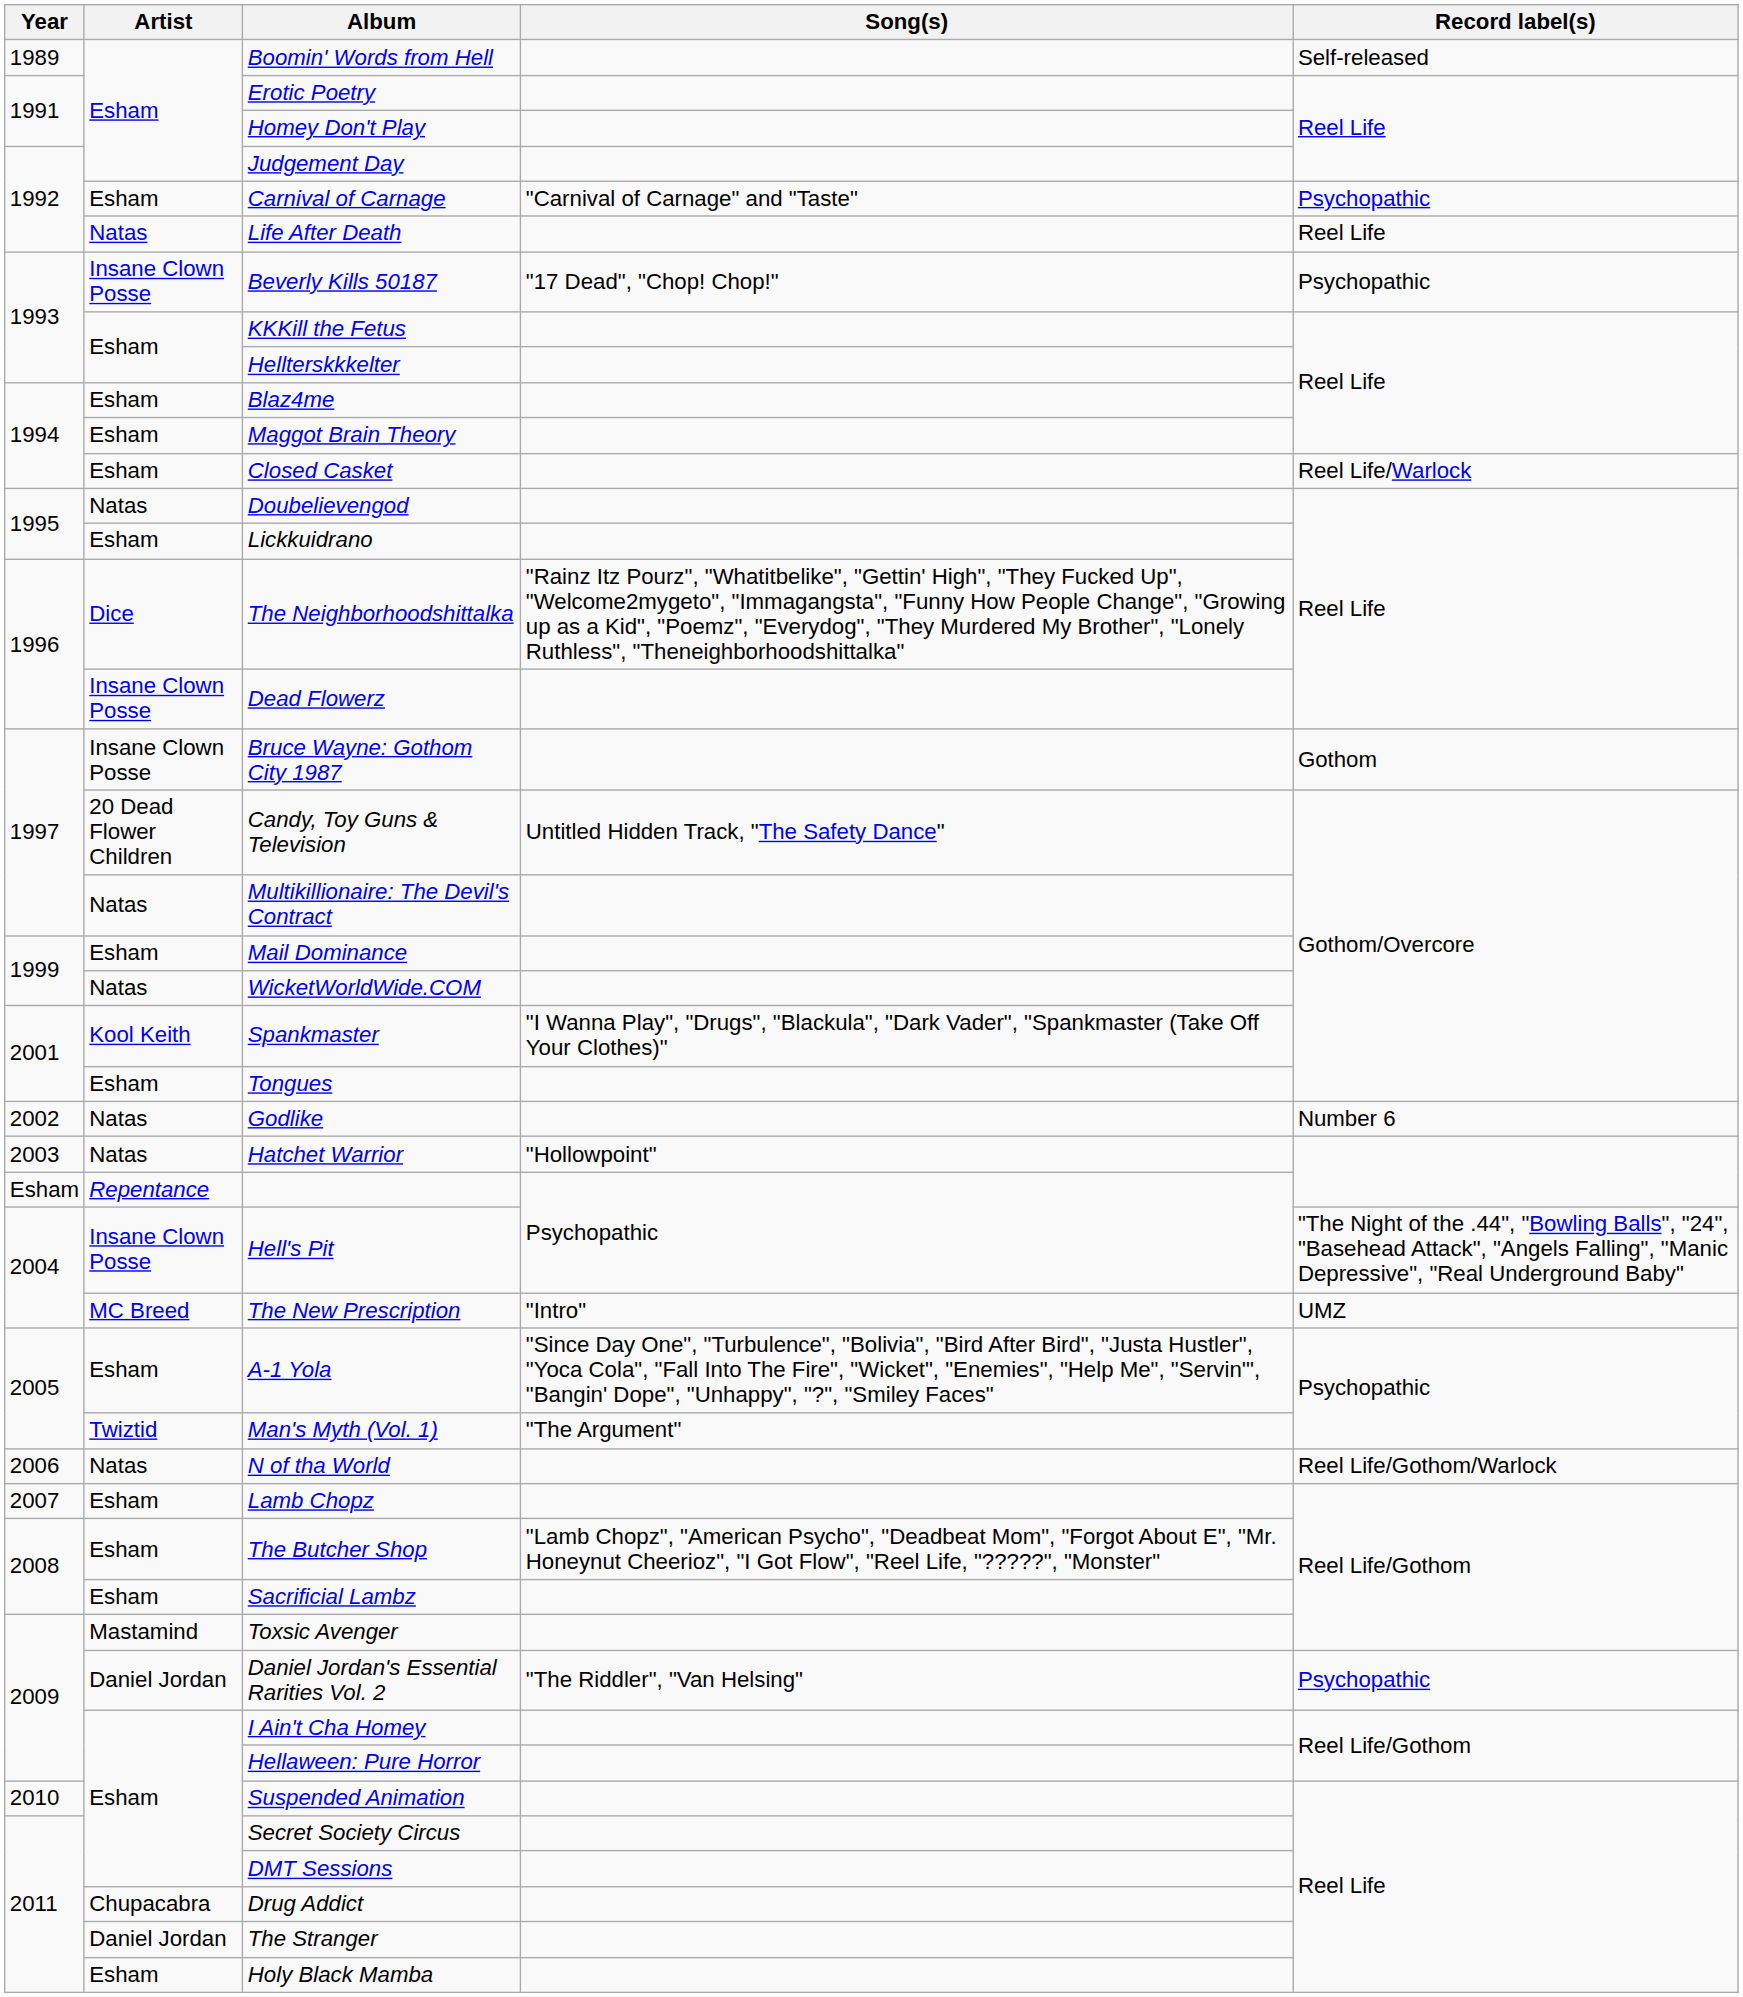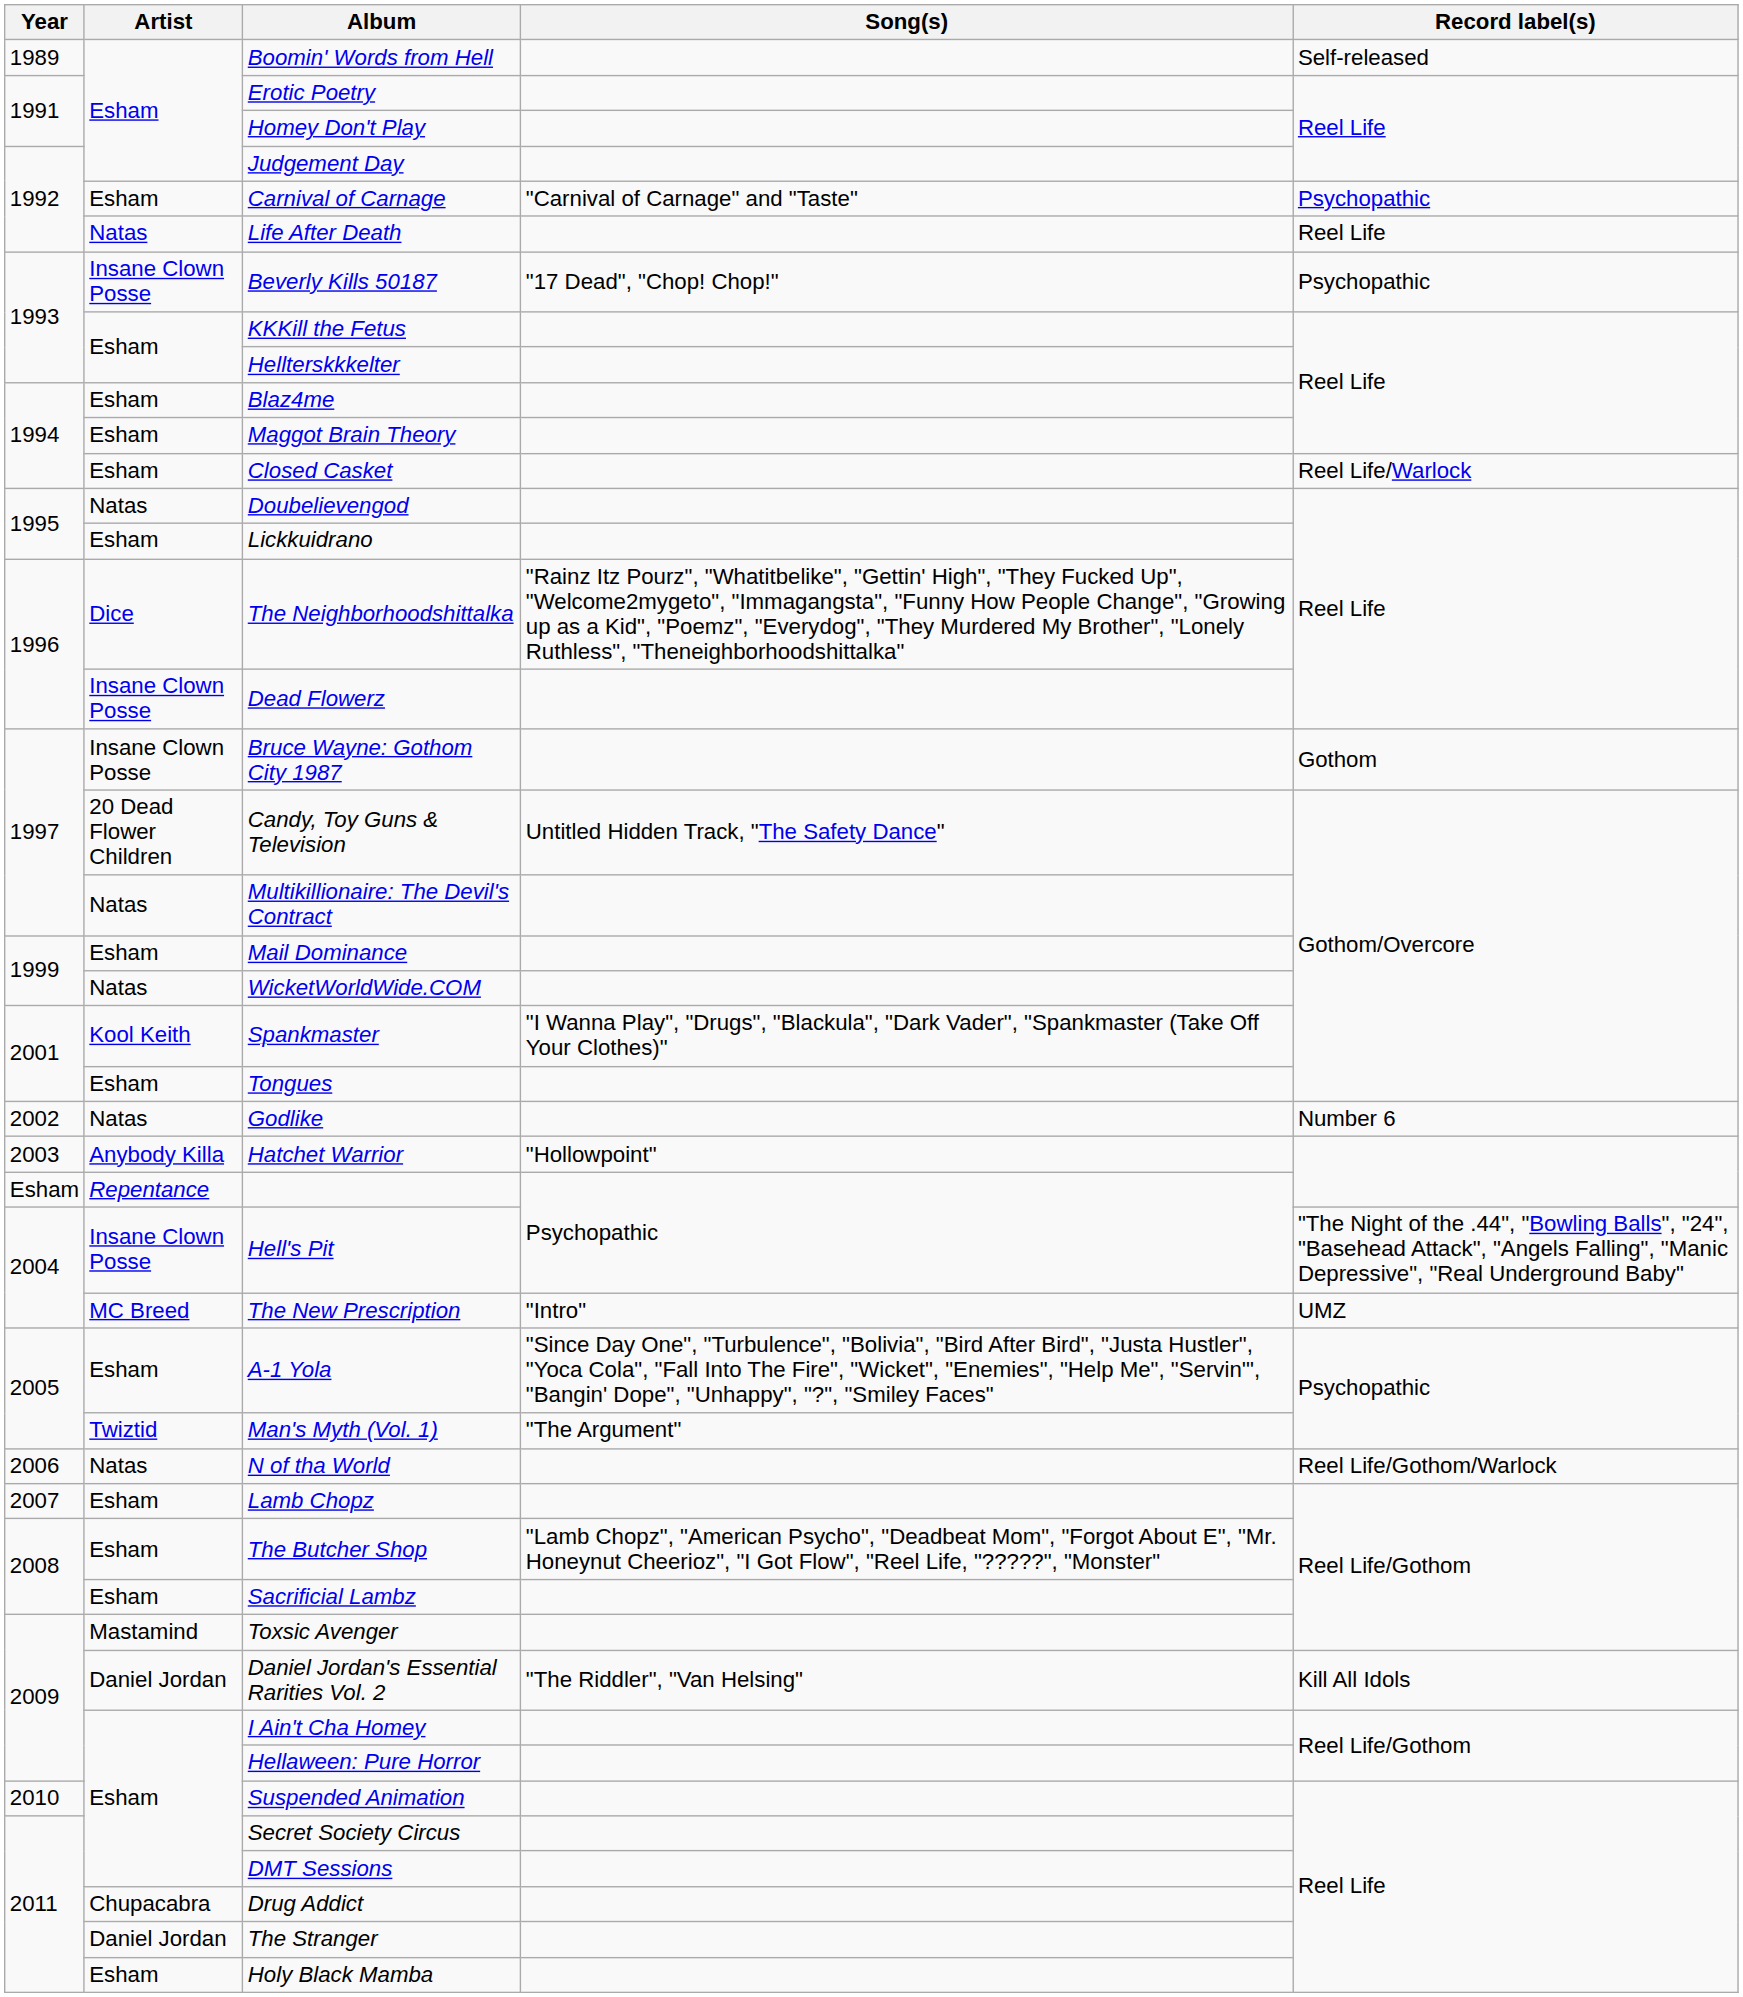(118, 1154) Natas -> (157, 1154) Anybody Killa
(1364, 1679) Psychopathic -> (1354, 1679) Kill All Idols
